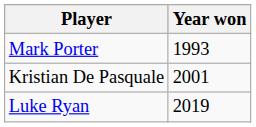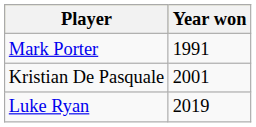(191, 48) 1993 -> (191, 48) 1991
